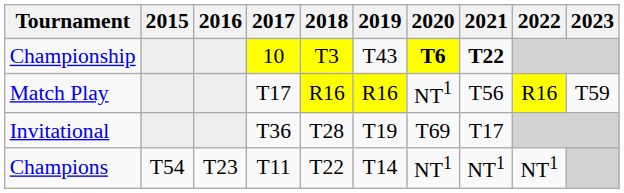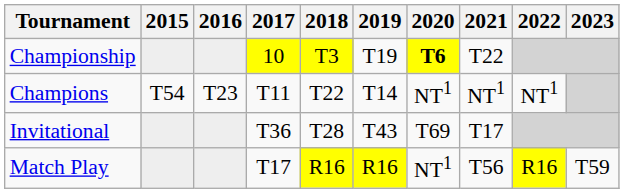(380, 55) T43 -> (380, 55) T19
(486, 55) bold -> (486, 55) normal
rows swapped: (59, 93) <-> (59, 167)
(380, 130) T19 -> (380, 130) T43
